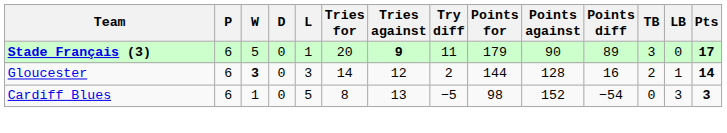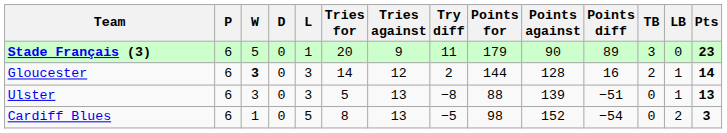(399, 52) bold -> (399, 52) normal
(707, 52) 17 -> (707, 52) 23
+ row: (32, 95)
(678, 95) 3 -> (678, 117) 2
